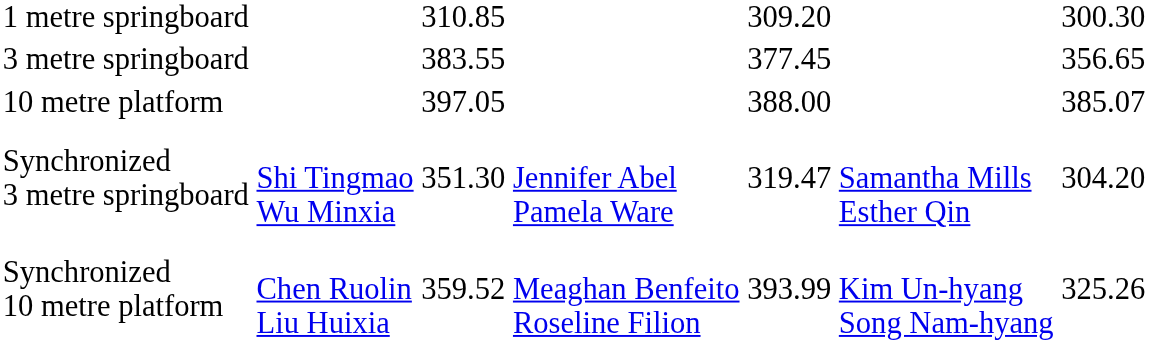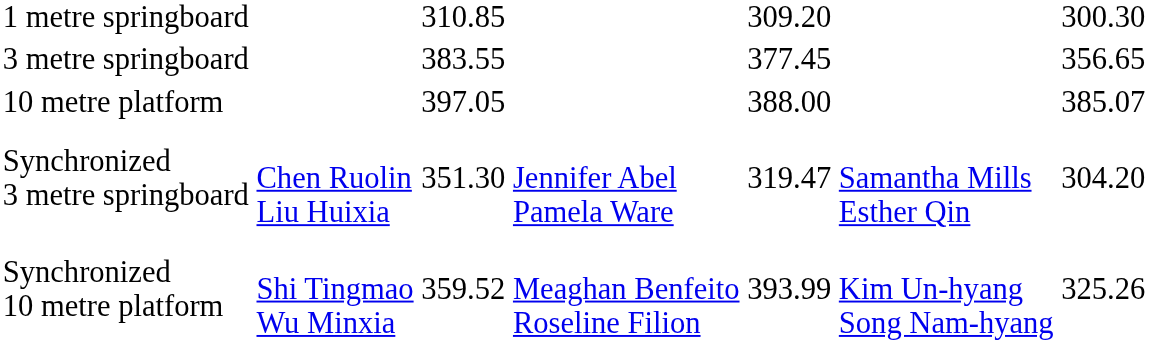(335, 195) Shi Tingmao Wu Minxia -> (334, 195) Chen Ruolin Liu Huixia
(334, 305) Chen Ruolin Liu Huixia -> (335, 305) Shi Tingmao Wu Minxia
